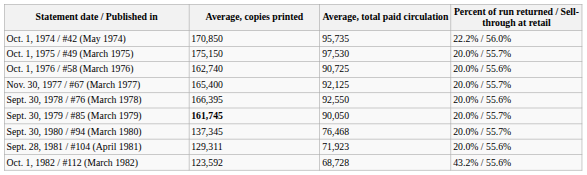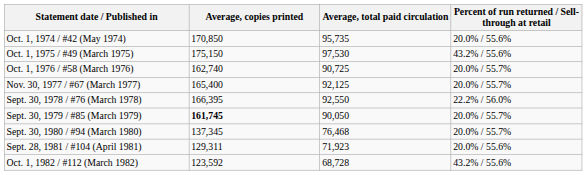(482, 38) 22.2% / 56.0% -> (482, 38) 20.0% / 55.6%
(482, 54) 20.0% / 55.7% -> (482, 54) 43.2% / 55.6%
(482, 69) 20.0% / 55.6% -> (482, 69) 20.0% / 55.7%
(482, 100) 20.0% / 55.6% -> (482, 100) 22.2% / 56.0%
